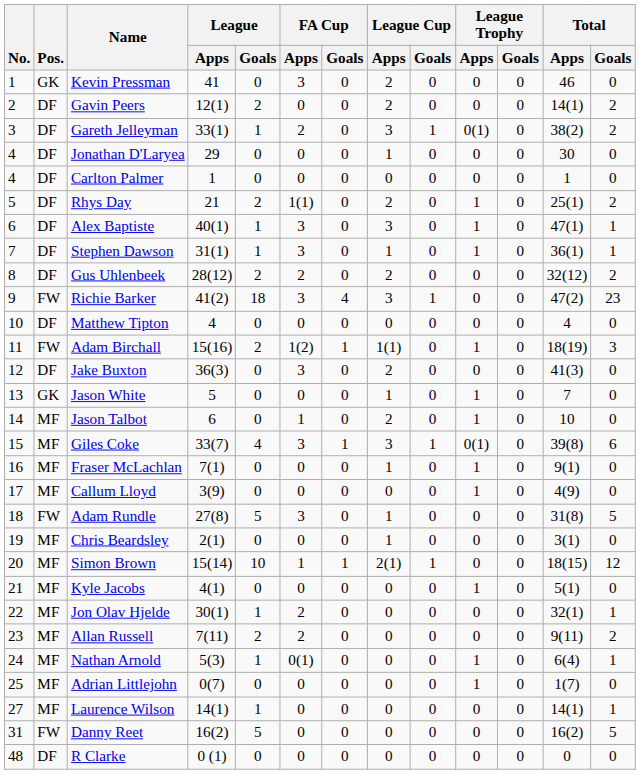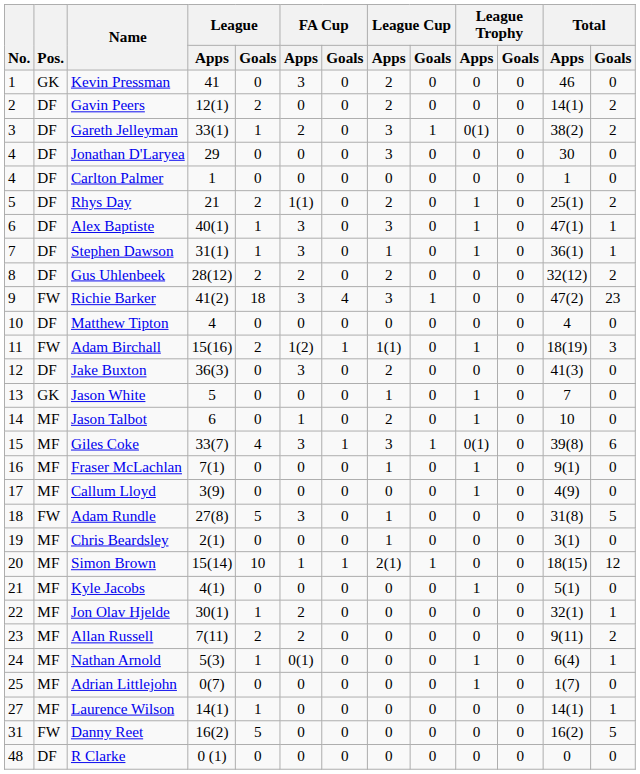(389, 154) 1 -> (389, 154) 3
